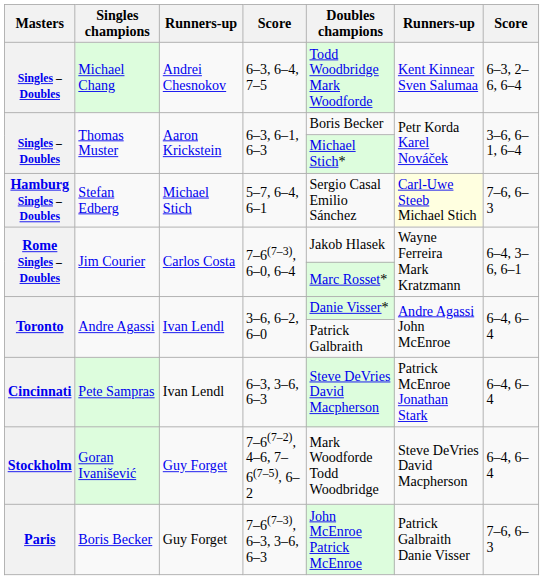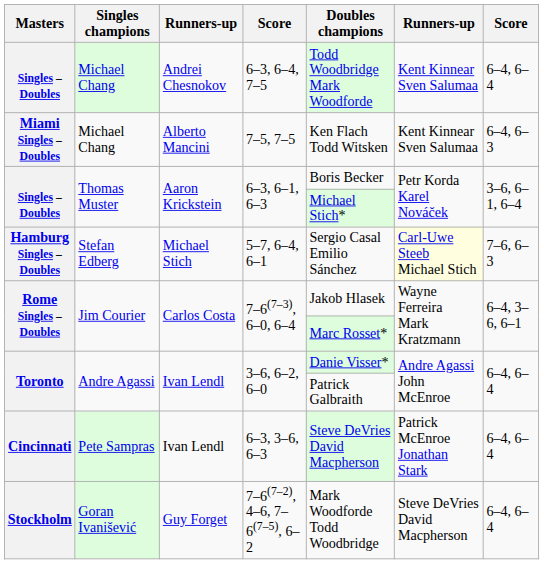(507, 77) 6–3, 2–6, 6–4 -> (507, 77) 6–4, 6–4
+ row: (40, 139)
- row: (40, 539)
